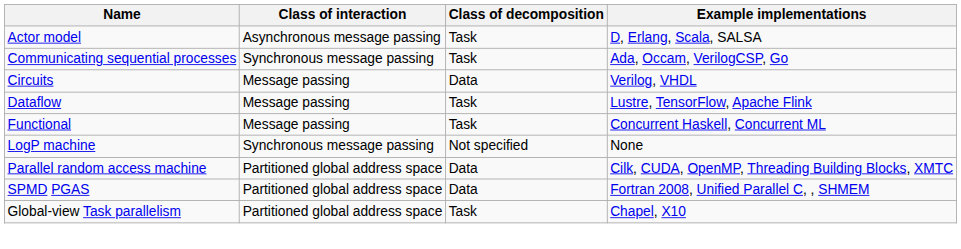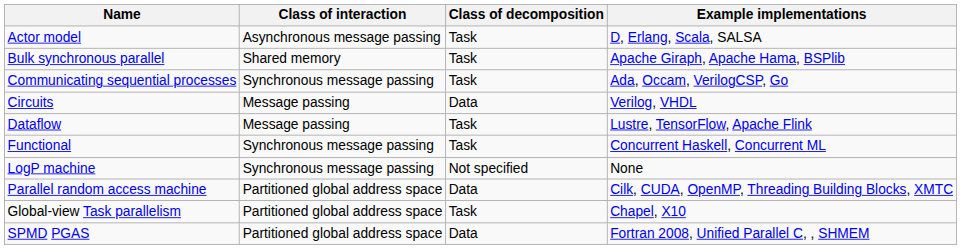+ row: (86, 59)
(296, 124) Message passing -> (338, 146) Synchronous message passing
rows swapped: (49, 189) <-> (94, 211)
